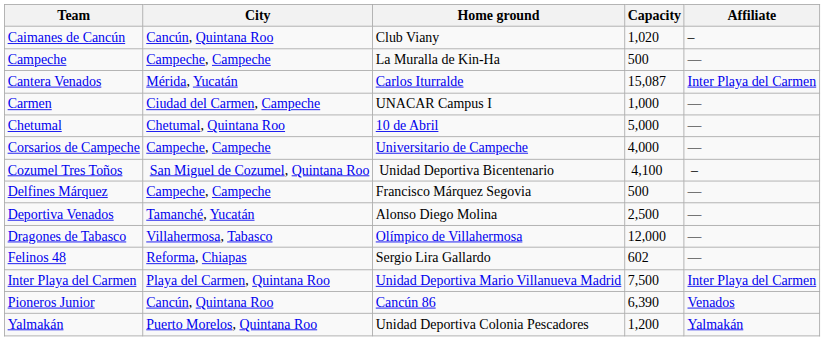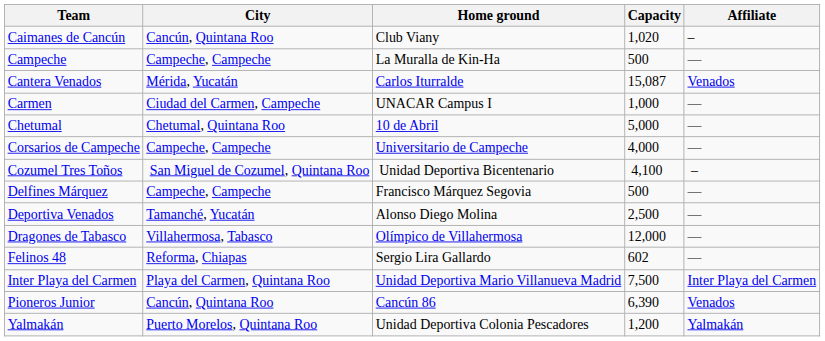(752, 81) Inter Playa del Carmen -> (711, 81) Venados
